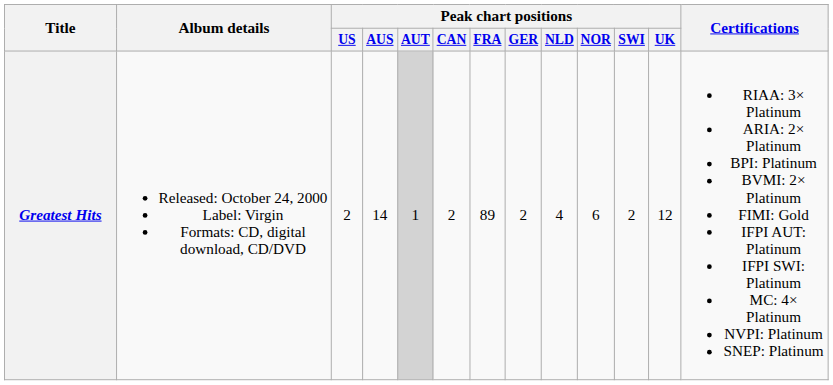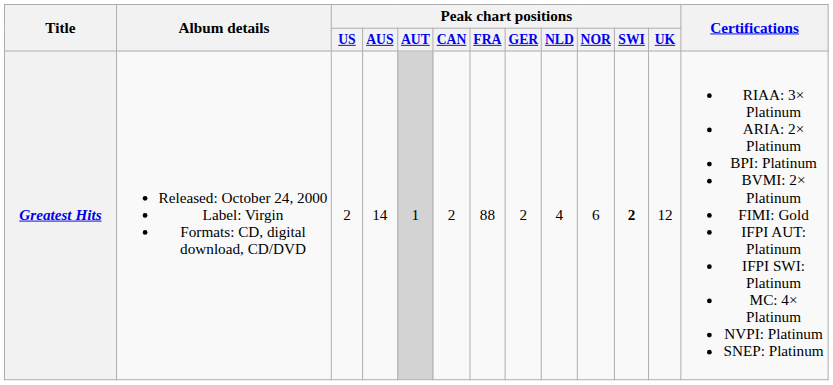(487, 215) 89 -> (487, 215) 88
(632, 215) normal -> (632, 215) bold
